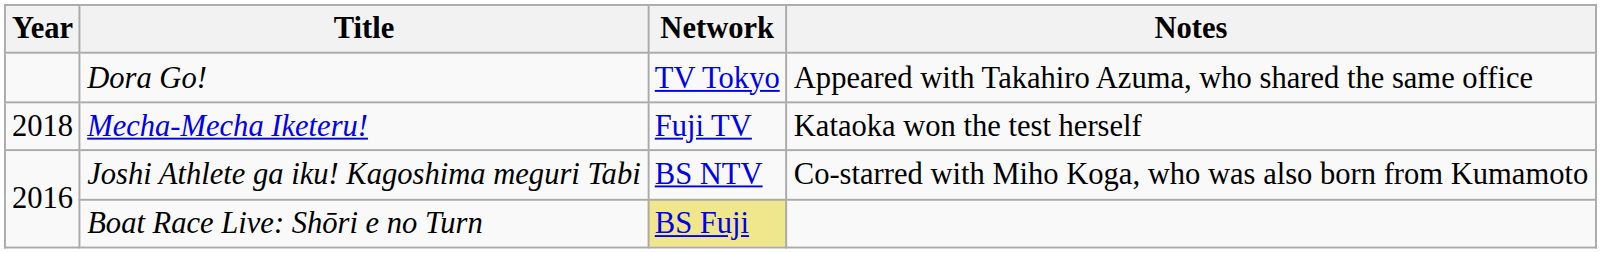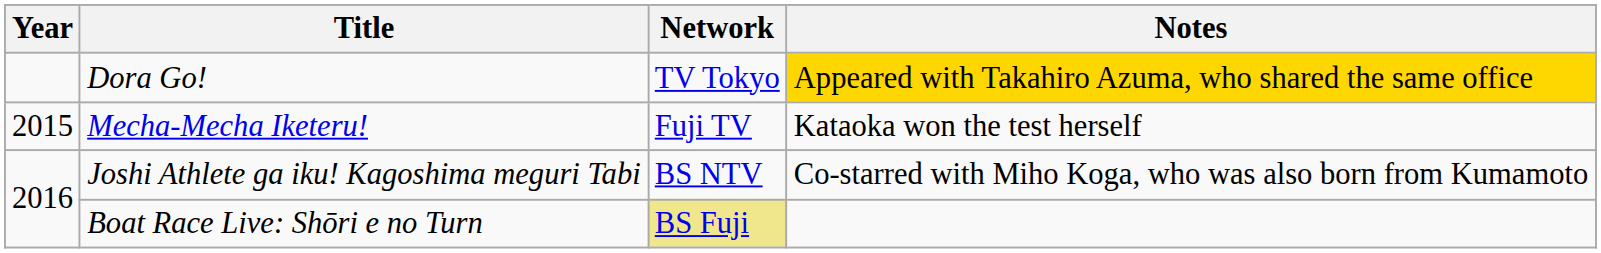(1163, 77) no background -> (1163, 77) gold background
(43, 125) 2018 -> (43, 125) 2015
